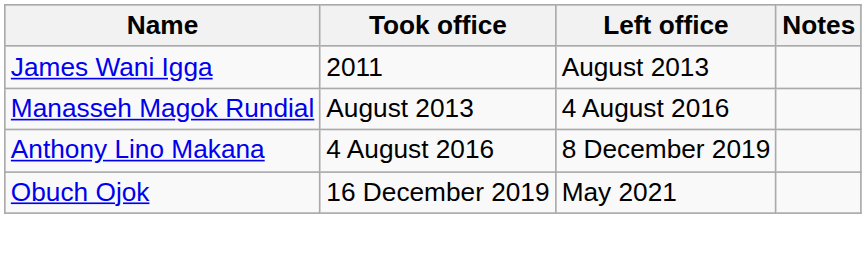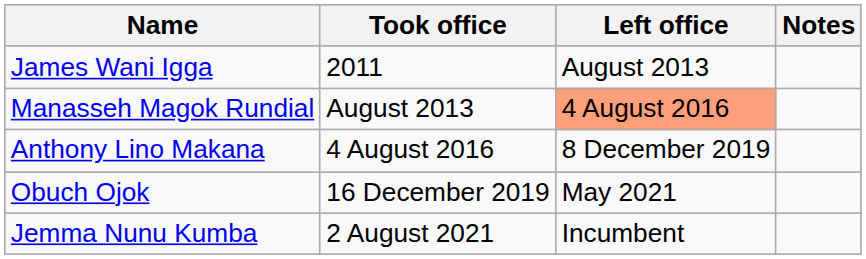(646, 108) no background -> (646, 108) lightsalmon background
+ row: (134, 233)
